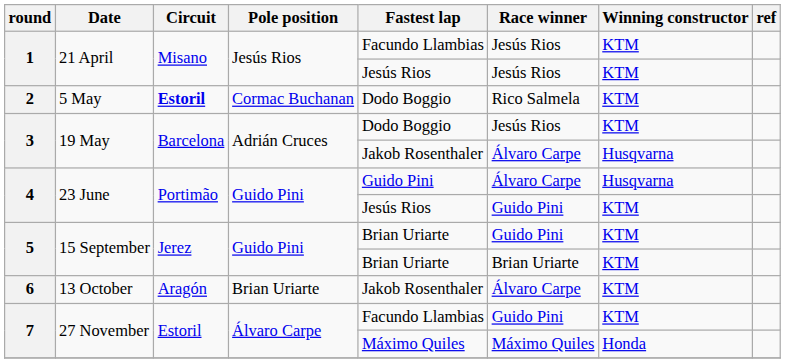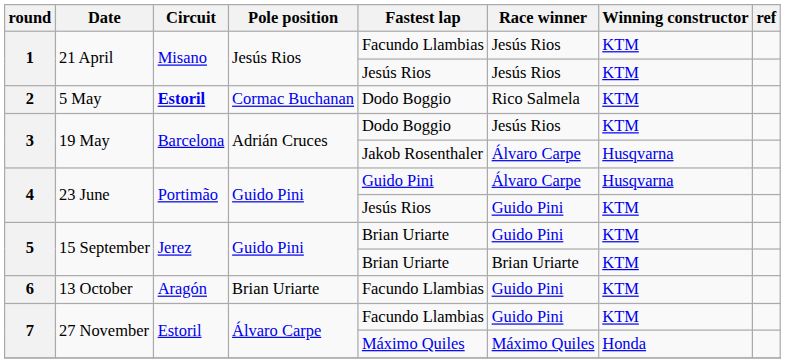(422, 289) Jakob Rosenthaler -> (423, 289) Facundo Llambias
(536, 289) Álvaro Carpe -> (528, 289) Guido Pini
